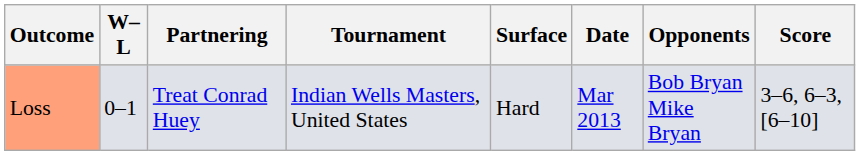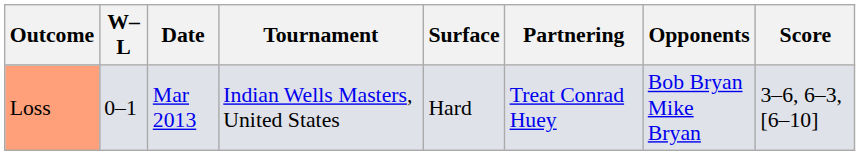columns swapped: (608, 34) <-> (217, 34)
